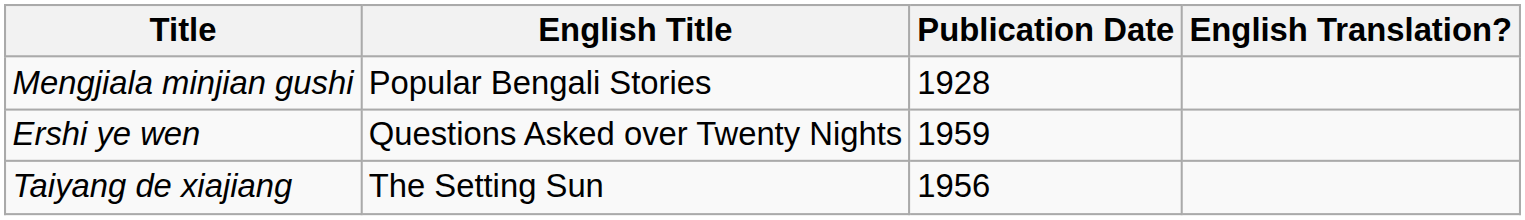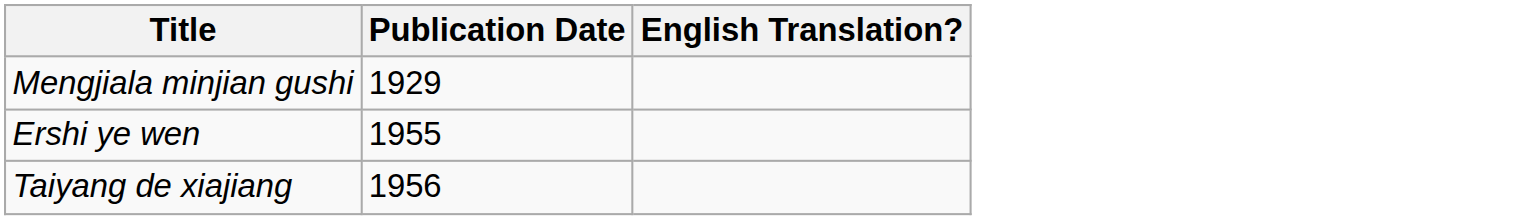- column: (635, 30)
(954, 82) 1928 -> (405, 82) 1929
(954, 134) 1959 -> (405, 134) 1955
